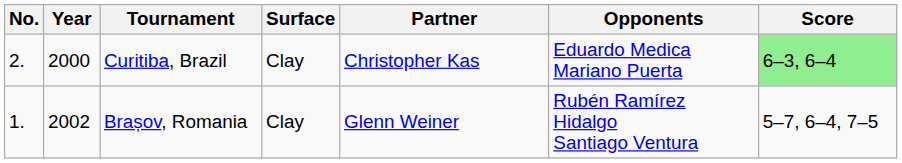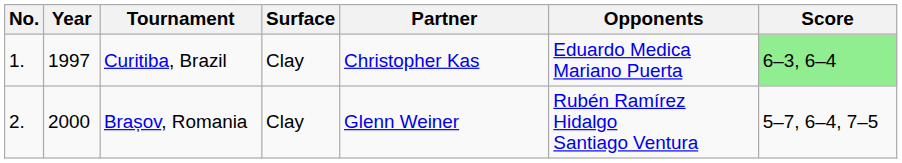(17, 60) 2. -> (17, 60) 1.
(69, 60) 2000 -> (69, 60) 1997
(17, 121) 1. -> (17, 121) 2.
(69, 121) 2002 -> (69, 121) 2000
